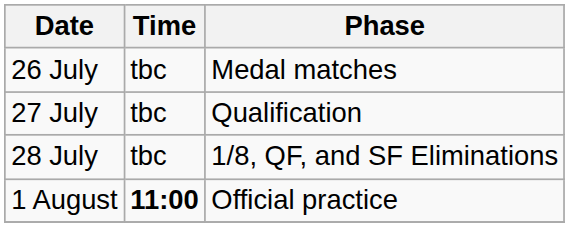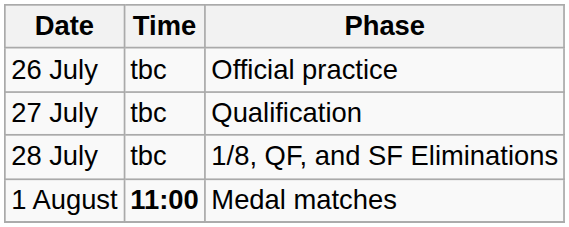(304, 69) Medal matches -> (305, 69) Official practice
(305, 199) Official practice -> (304, 199) Medal matches
